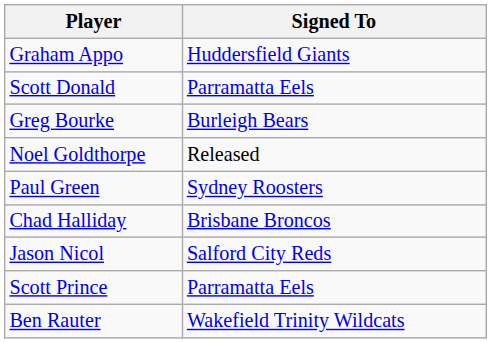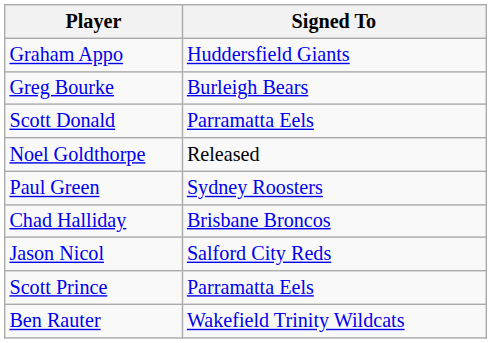rows swapped: (62, 121) <-> (62, 88)
